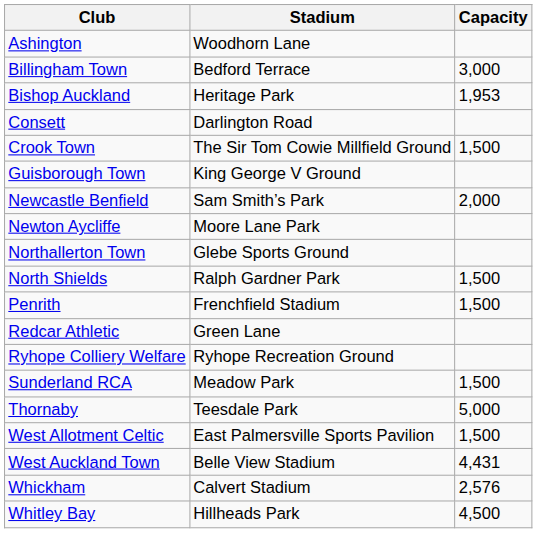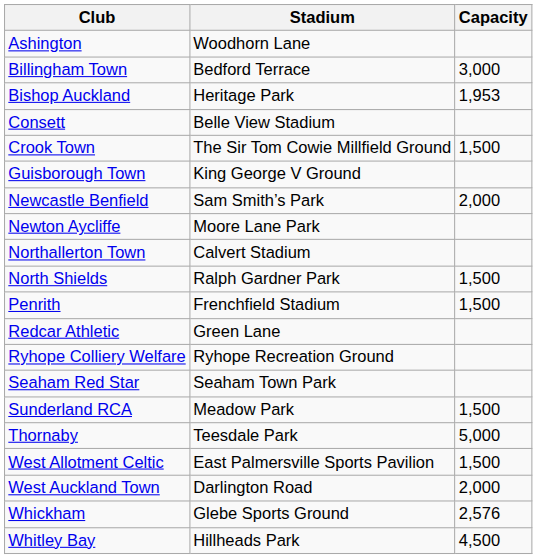(253, 122) Darlington Road -> (264, 122) Belle View Stadium
(271, 252) Glebe Sports Ground -> (252, 252) Calvert Stadium
+ row: (74, 383)
(264, 461) Belle View Stadium -> (253, 488) Darlington Road
(479, 461) 4,431 -> (479, 488) 2,000
(252, 488) Calvert Stadium -> (271, 514) Glebe Sports Ground
